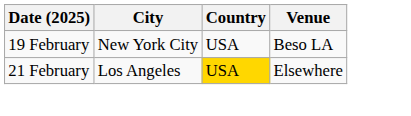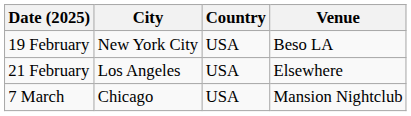(222, 70) gold background -> (222, 70) no background
+ row: (36, 96)
